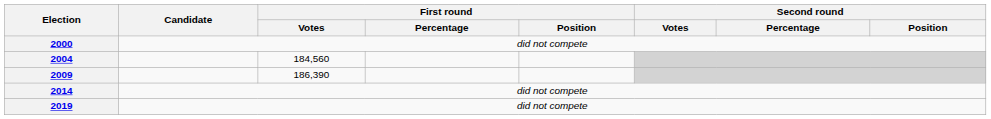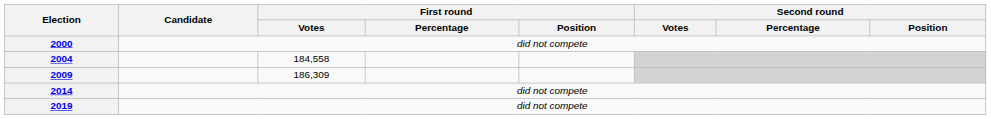(311, 59) 184,560 -> (311, 59) 184,558
(311, 75) 186,390 -> (311, 75) 186,309
